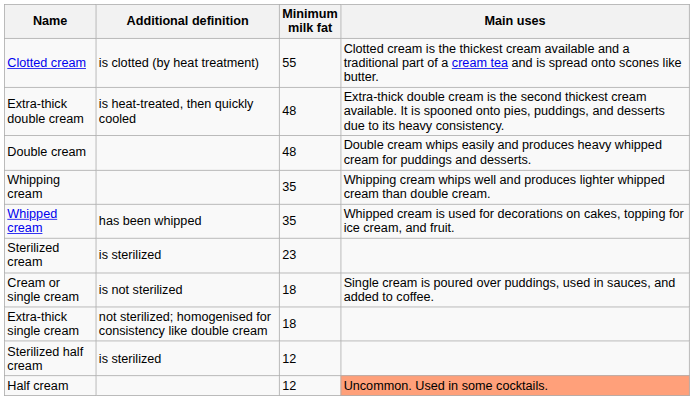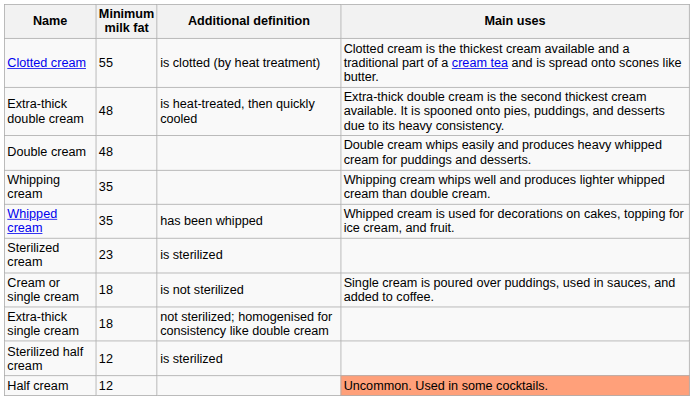columns swapped: (310, 21) <-> (188, 21)
